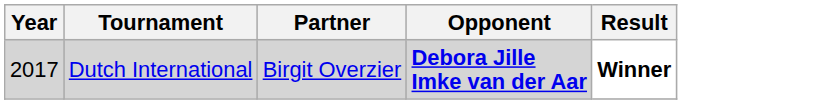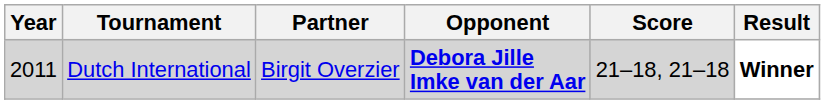+ column: (663, 22)
(34, 69) 2017 -> (33, 69) 2011
